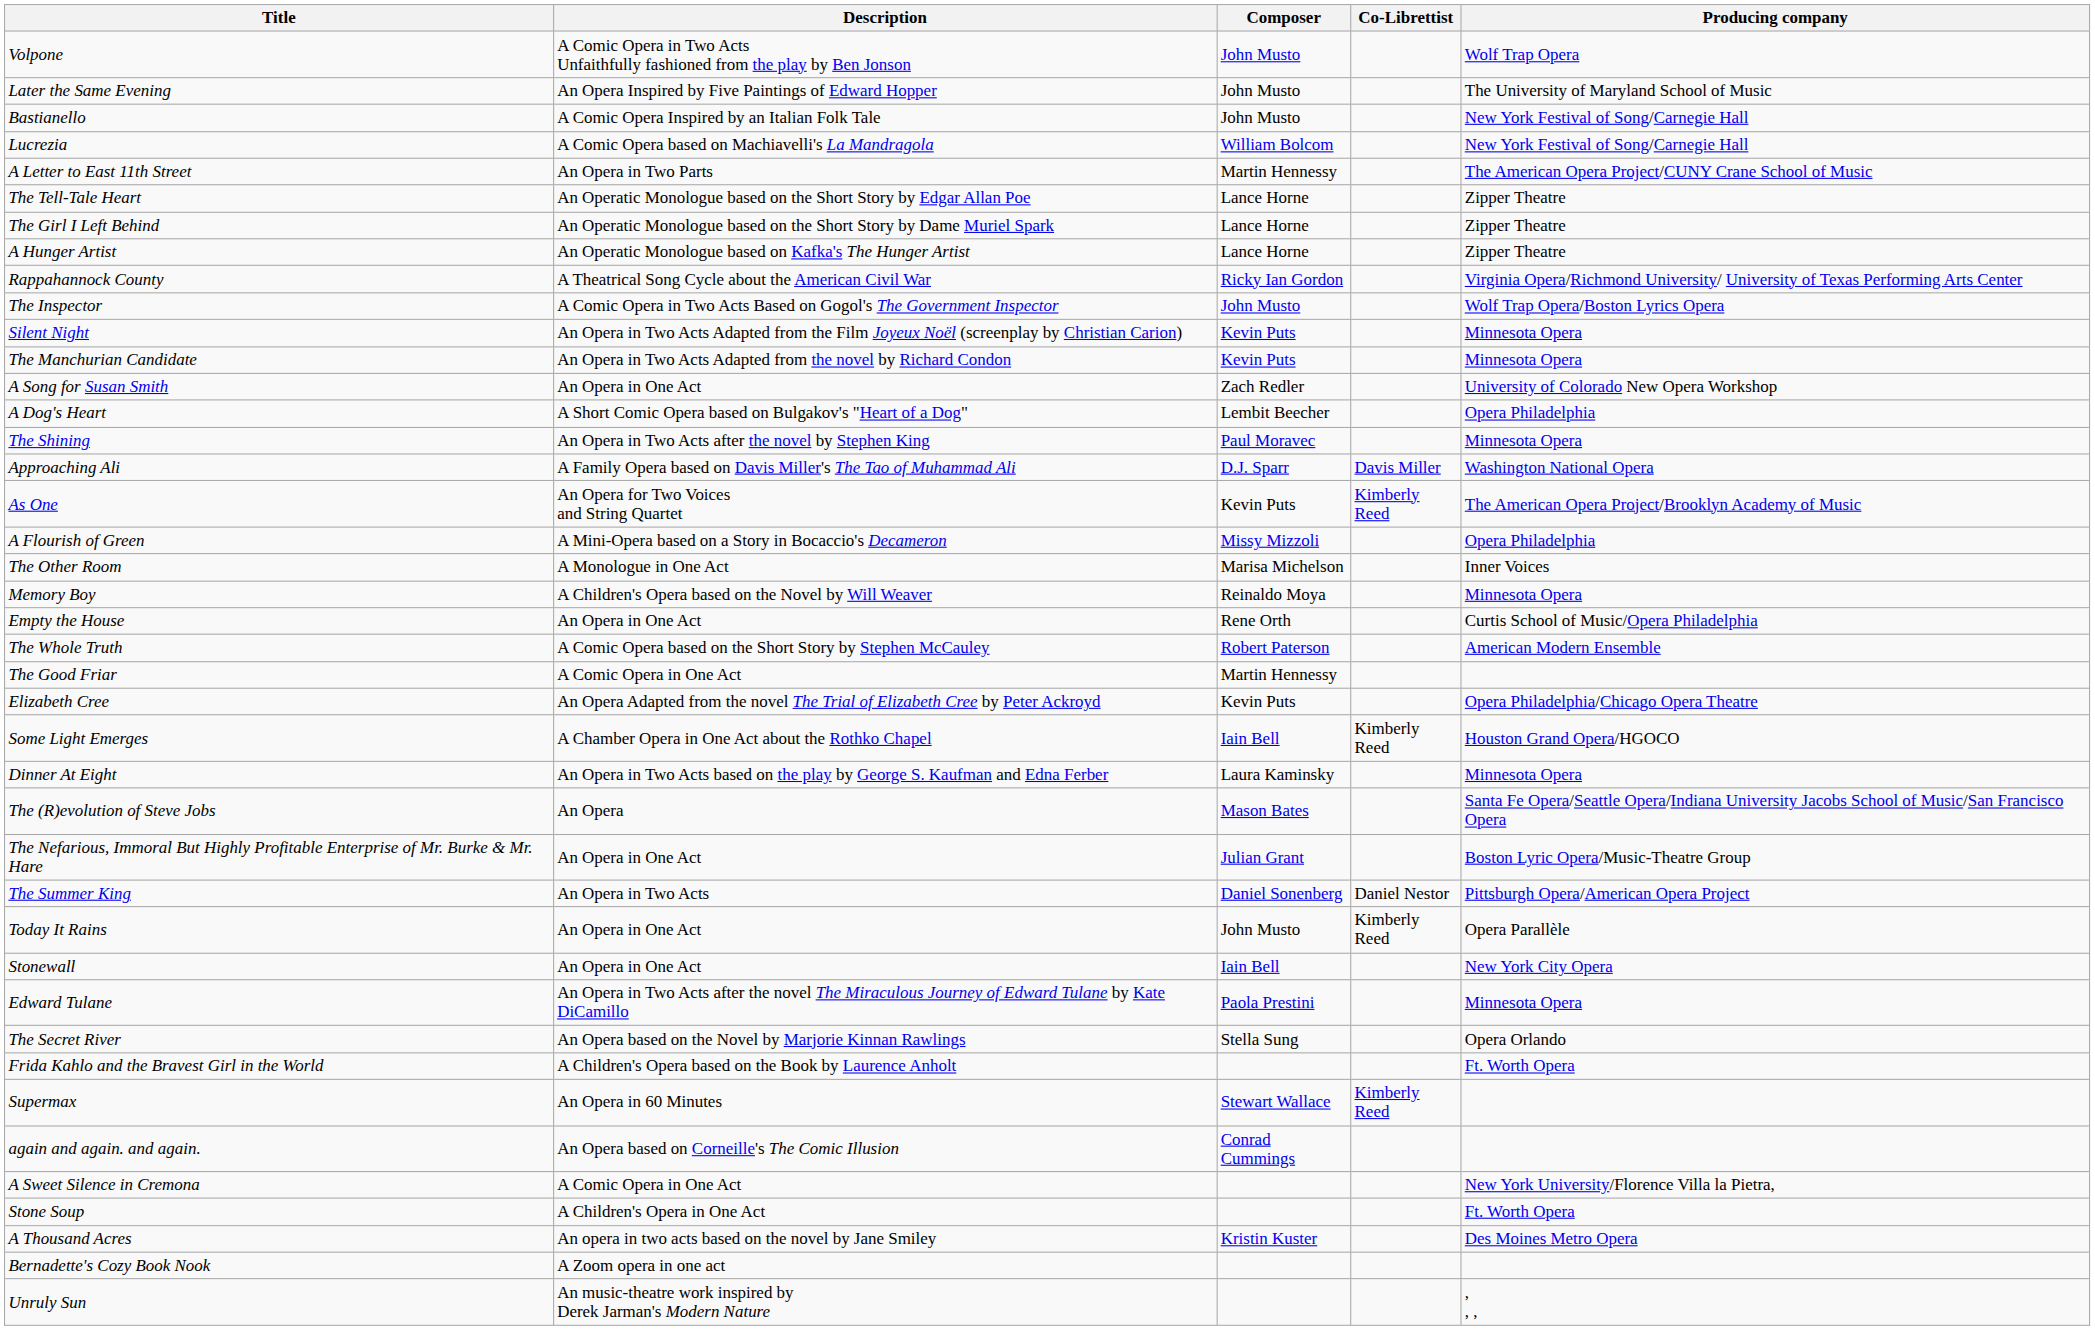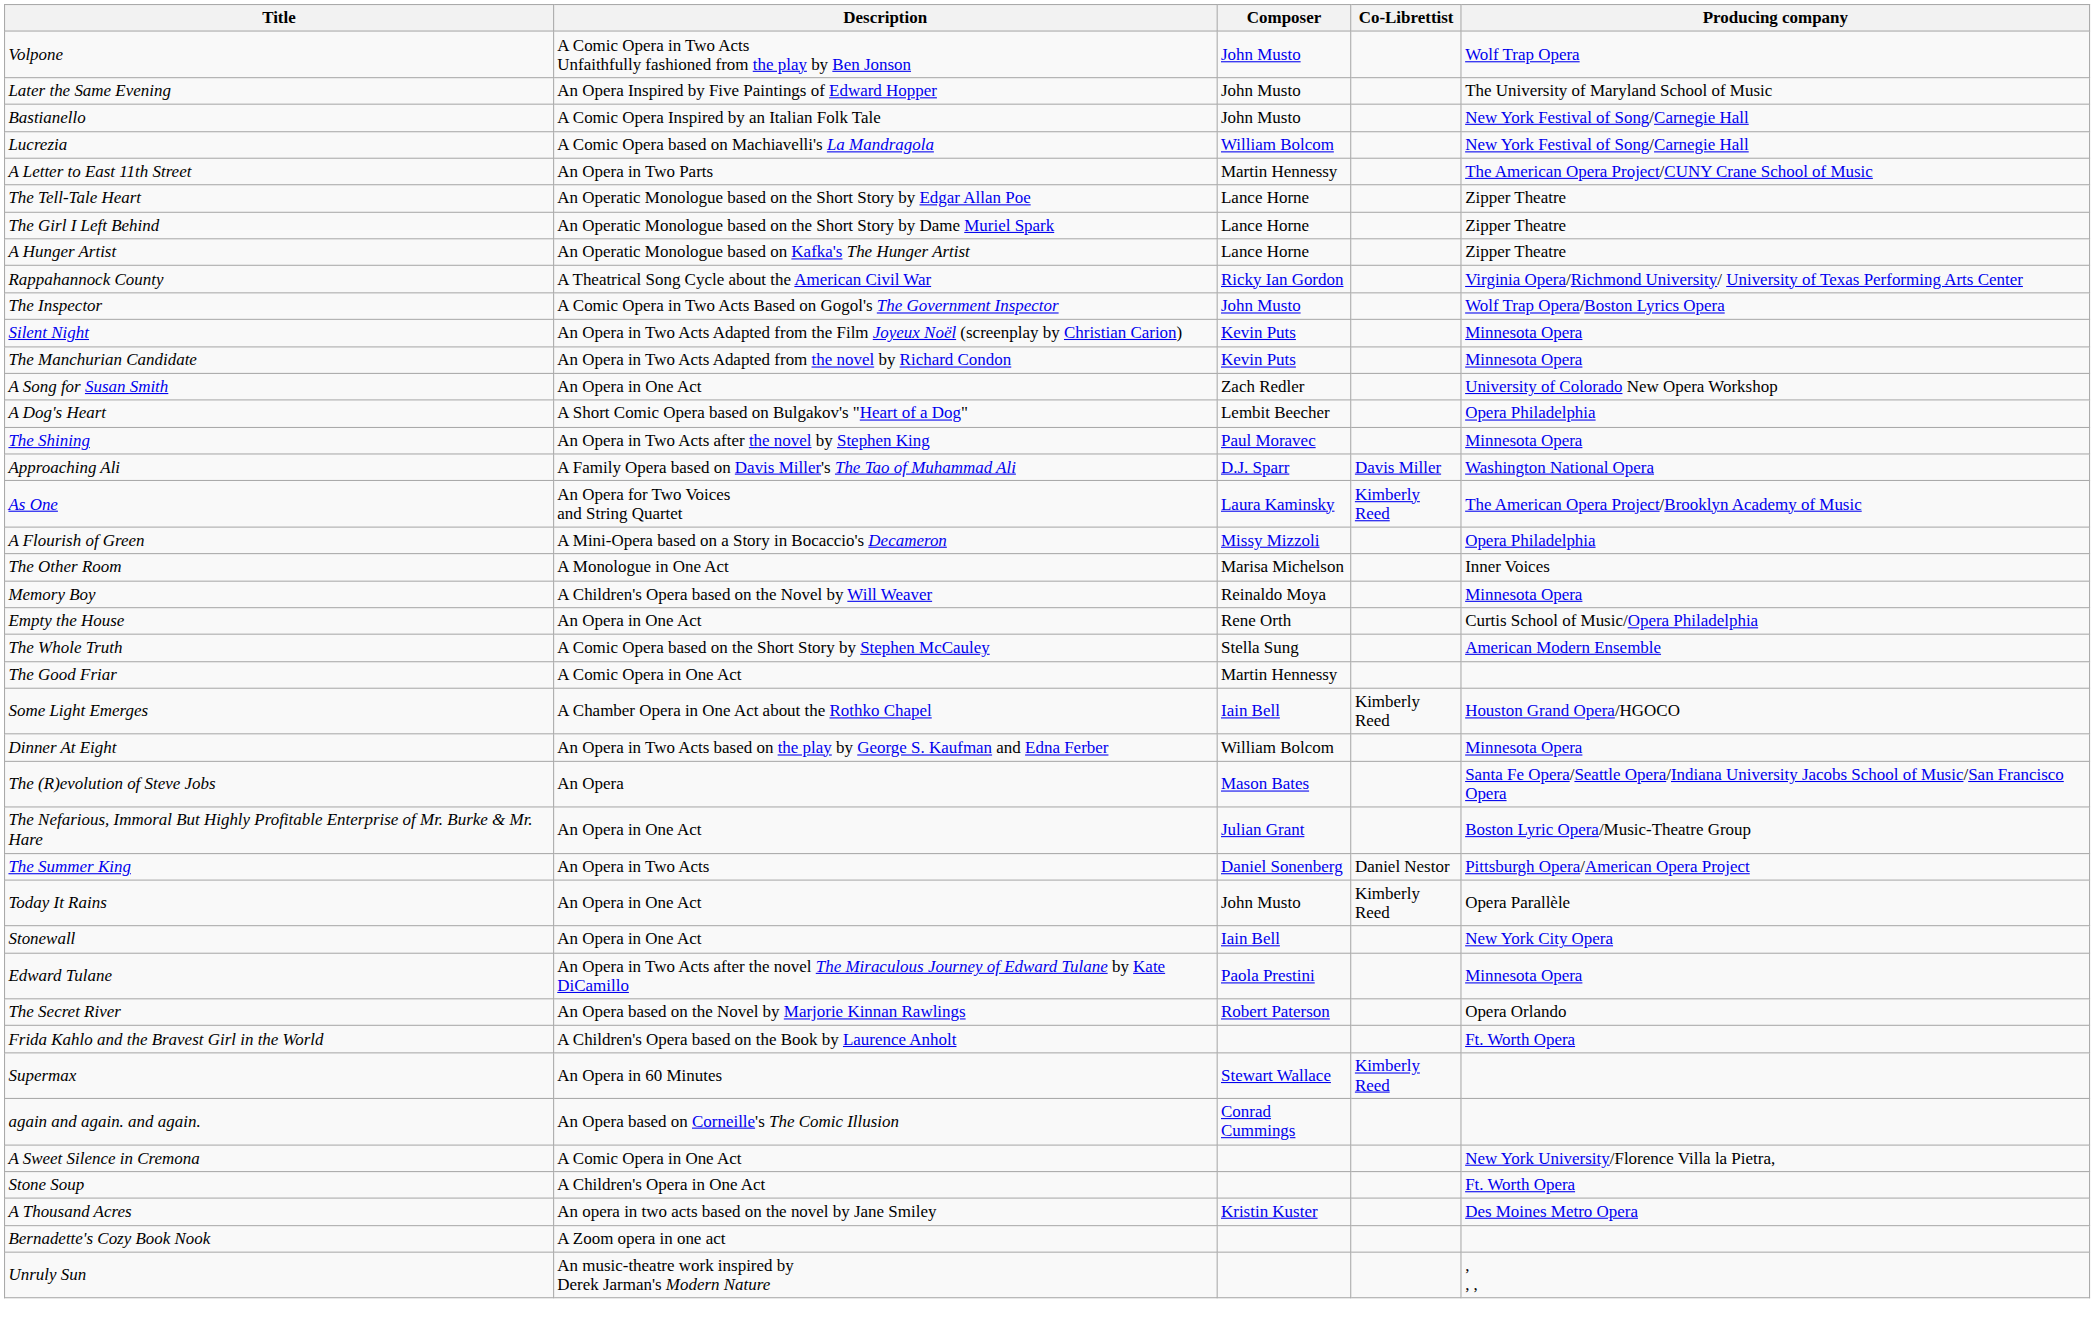(1258, 503) Kevin Puts -> (1278, 503) Laura Kaminsky
(1275, 647) Robert Paterson -> (1260, 647) Stella Sung
- row: (59, 701)
(1277, 774) Laura Kaminsky -> (1277, 747) William Bolcom
(1260, 1039) Stella Sung -> (1275, 1012) Robert Paterson
